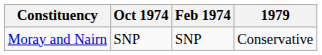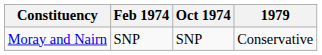columns swapped: (203, 15) <-> (141, 15)
